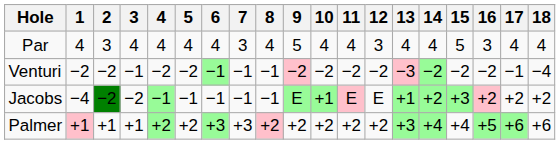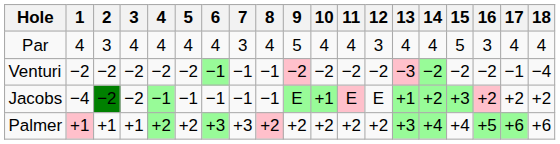(134, 71) −1 -> (134, 71) −2
